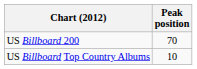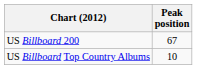(172, 40) 70 -> (172, 40) 67
